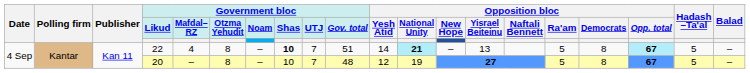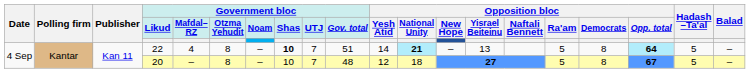(651, 49) 67 -> (651, 49) 64
(417, 62) 19 -> (417, 62) 18
